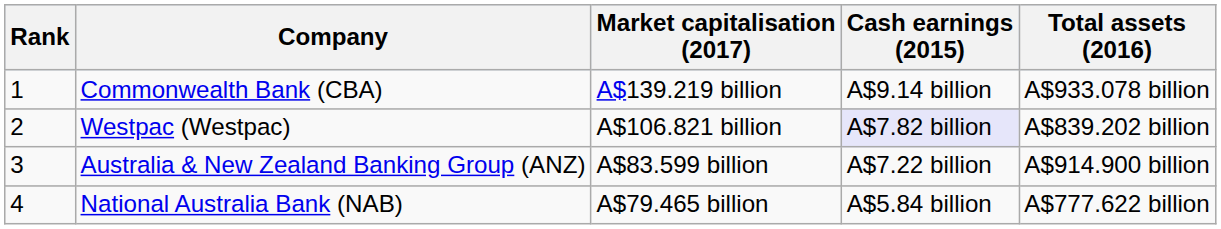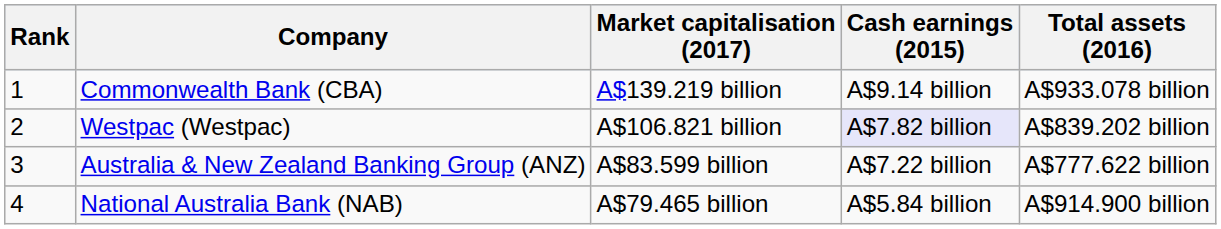(1117, 165) A$914.900 billion -> (1117, 165) A$777.622 billion
(1117, 204) A$777.622 billion -> (1117, 204) A$914.900 billion
